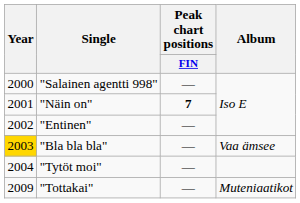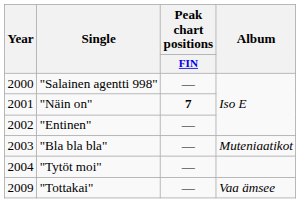(21, 146) gold background -> (21, 146) no background
(247, 146) Vaa ämsee -> (256, 146) Muteniaatikot
(256, 187) Muteniaatikot -> (247, 187) Vaa ämsee
